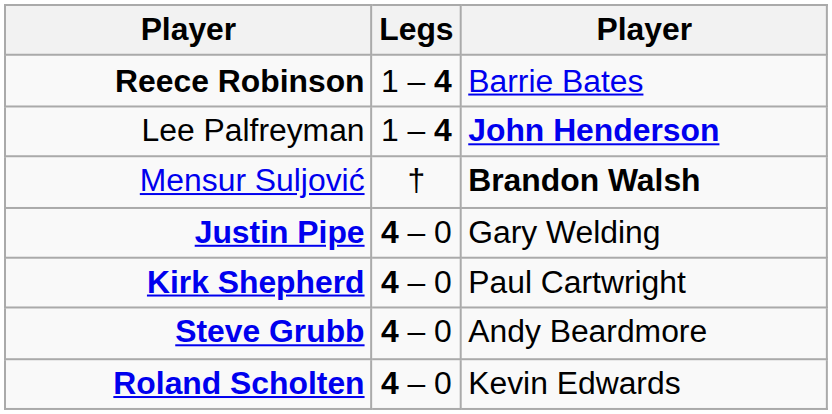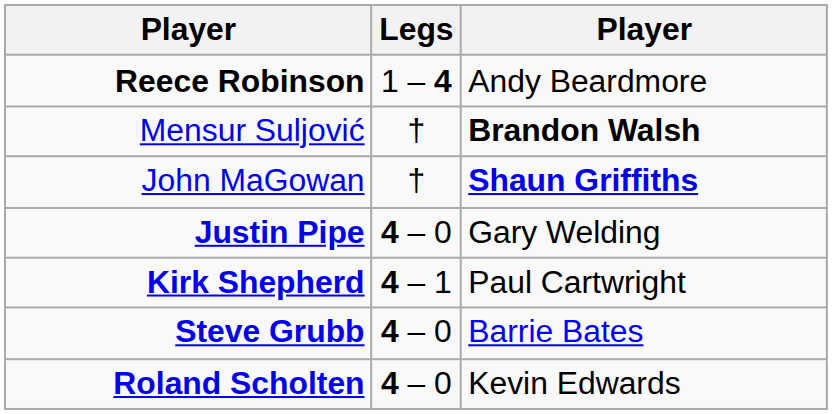(556, 80) Barrie Bates -> (588, 80) Andy Beardmore
- row: (253, 130)
+ row: (253, 181)
(416, 282) 4 – 0 -> (416, 282) 4 – 1
(588, 332) Andy Beardmore -> (556, 332) Barrie Bates
